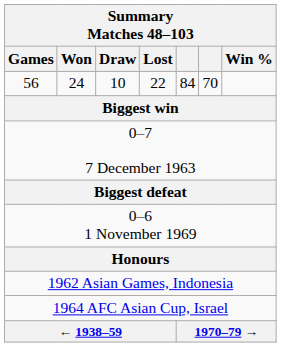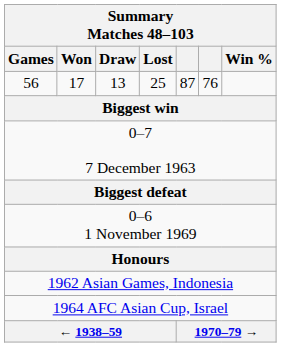(76, 83) 24 -> (76, 83) 17
(118, 83) 10 -> (118, 83) 13
(158, 83) 22 -> (158, 83) 25
(188, 83) 84 -> (188, 83) 87
(210, 83) 70 -> (210, 83) 76
